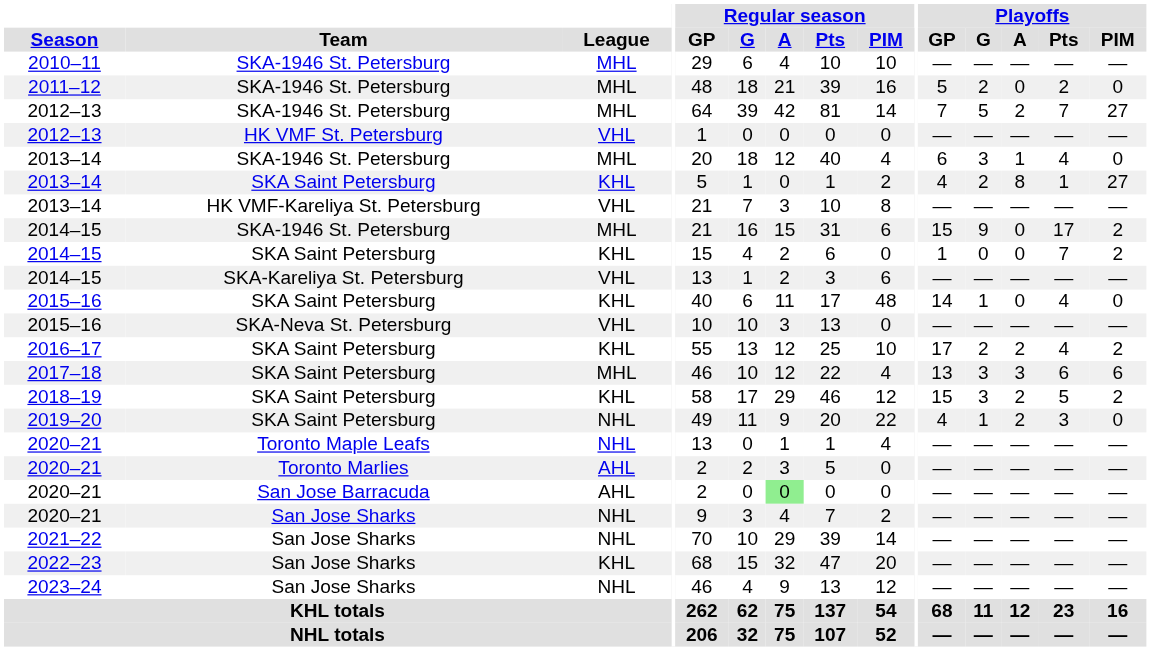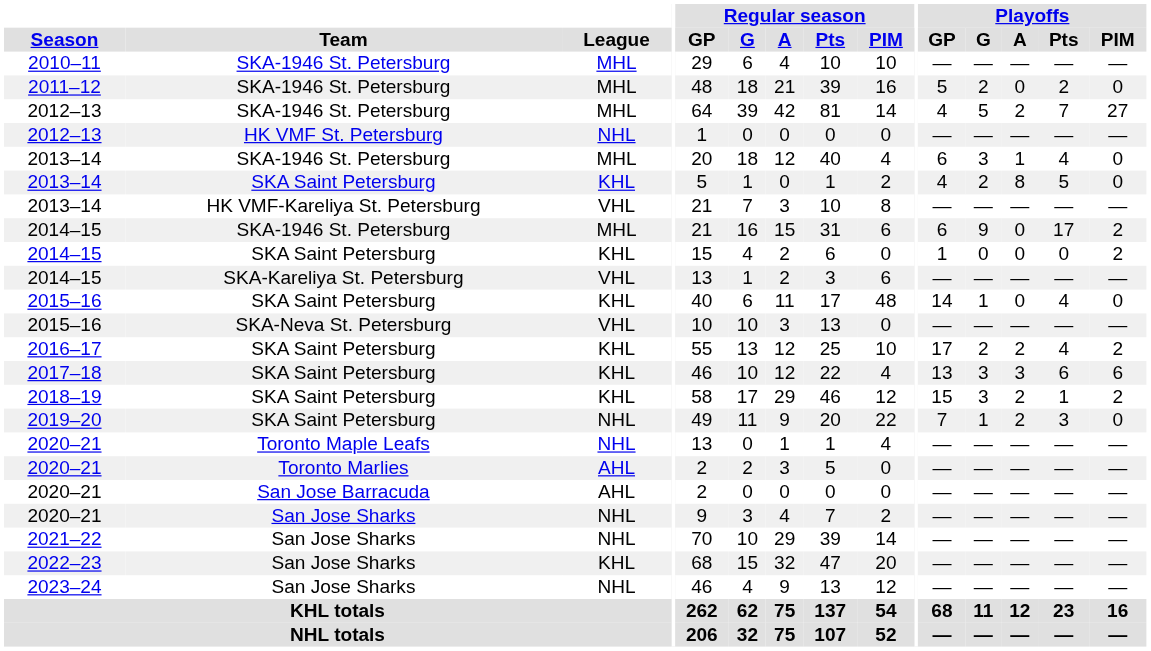(942, 111) 7 -> (942, 111) 4
(616, 134) VHL -> (617, 134) NHL
(1064, 182) 1 -> (1064, 182) 5
(1118, 182) 27 -> (1118, 182) 0
(942, 230) 15 -> (942, 230) 6
(1064, 253) 7 -> (1064, 253) 0
(616, 372) MHL -> (616, 372) KHL
(1064, 396) 5 -> (1064, 396) 1
(942, 420) 4 -> (942, 420) 7
(785, 491) lightgreen background -> (785, 491) no background
